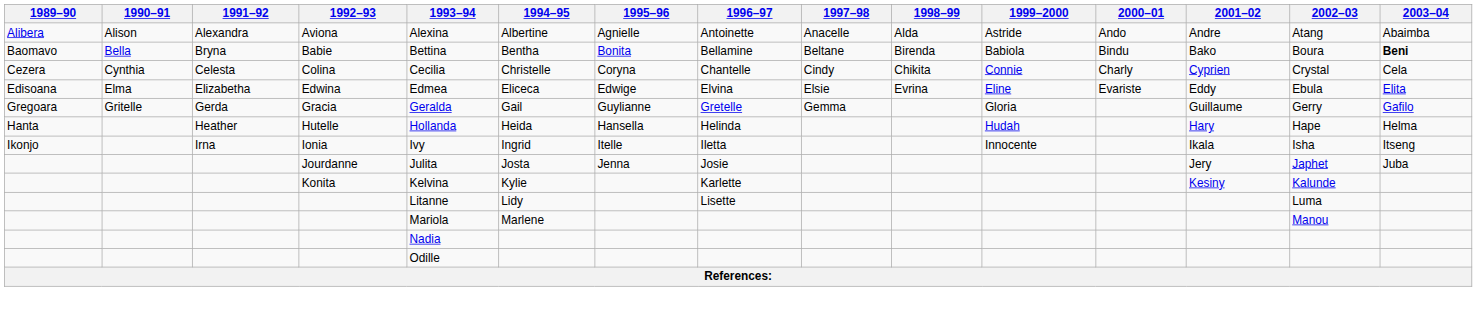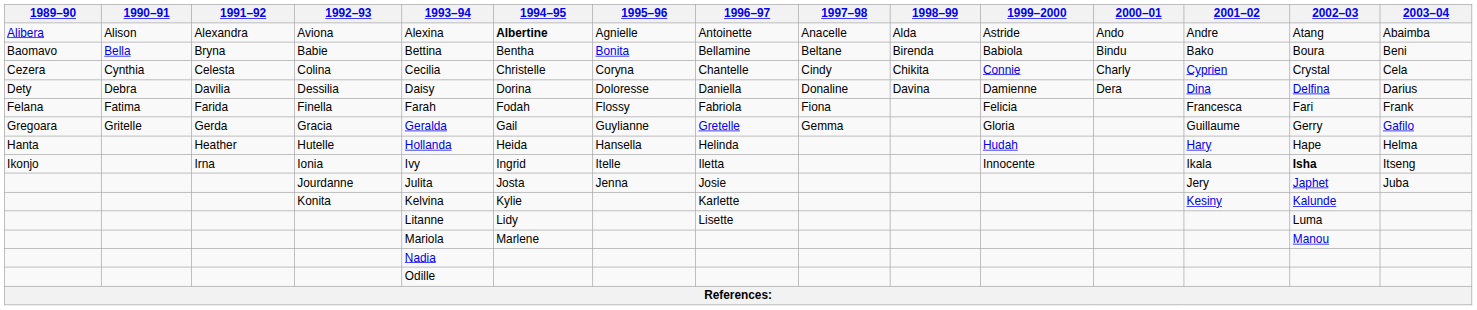(525, 32) normal -> (522, 32) bold
(1396, 51) bold -> (1395, 51) normal
+ row: (19, 88)
- row: (32, 88)
+ row: (25, 107)
(1303, 145) normal -> (1305, 164) bold
